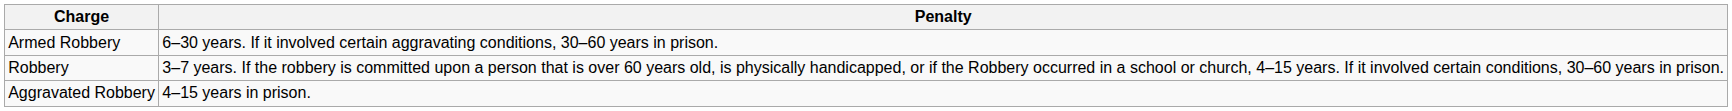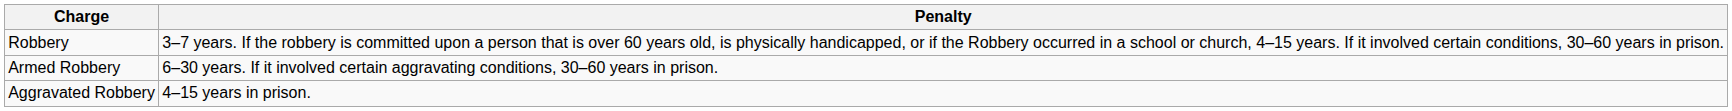rows swapped: (38, 67) <-> (64, 42)
